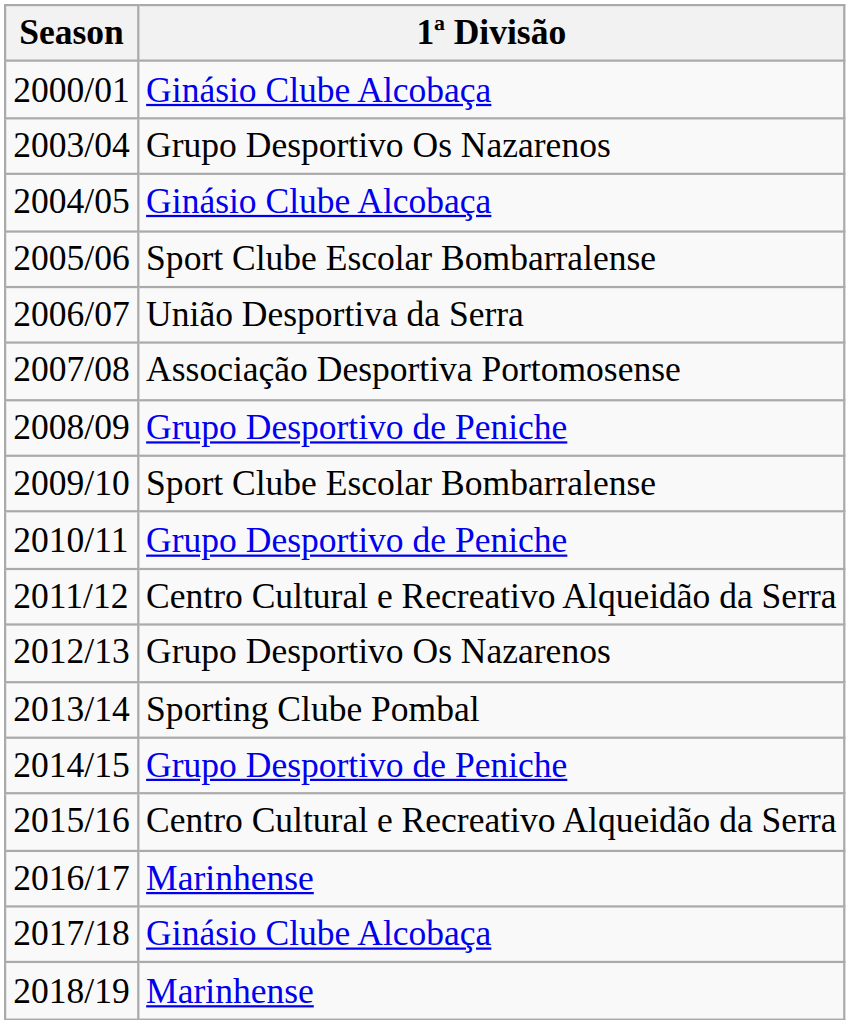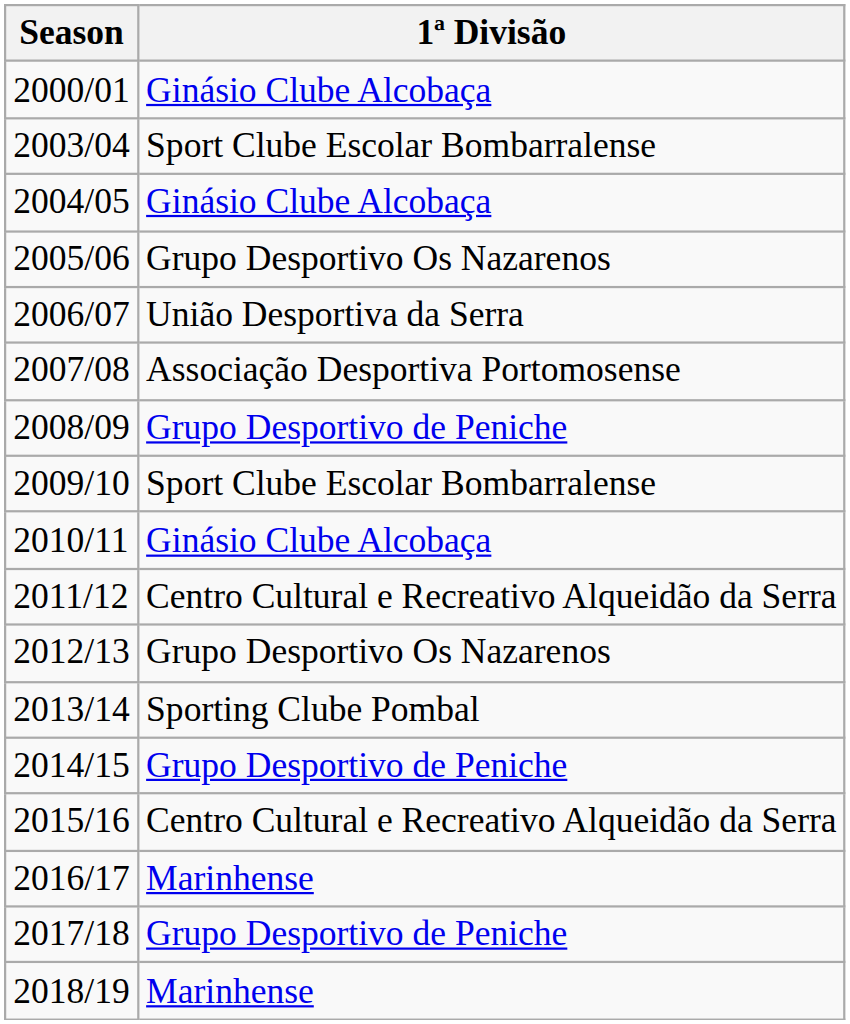(378, 145) Grupo Desportivo Os Nazarenos -> (401, 145) Sport Clube Escolar Bombarralense
(401, 257) Sport Clube Escolar Bombarralense -> (378, 257) Grupo Desportivo Os Nazarenos
(357, 539) Grupo Desportivo de Peniche -> (319, 539) Ginásio Clube Alcobaça
(319, 933) Ginásio Clube Alcobaça -> (357, 933) Grupo Desportivo de Peniche
